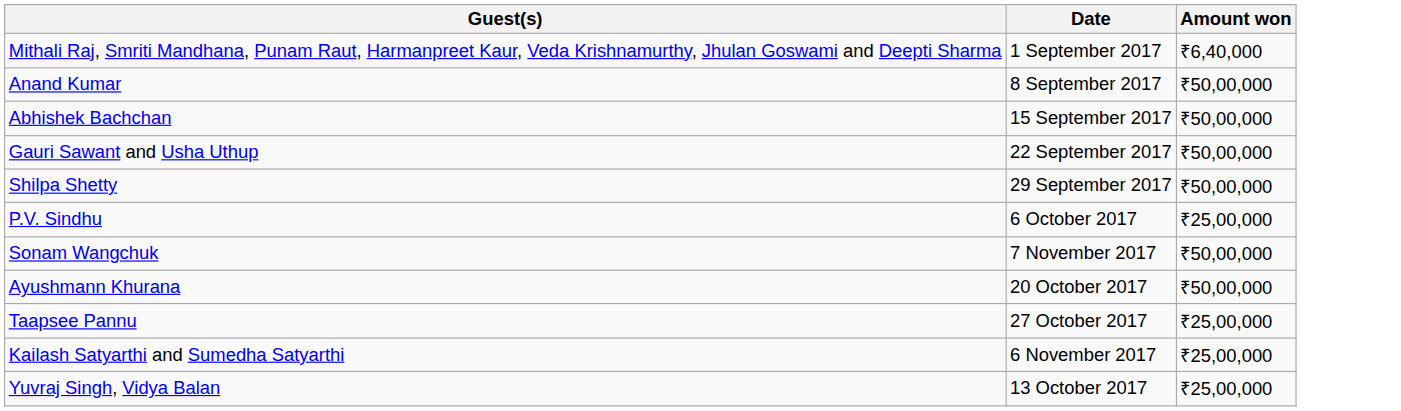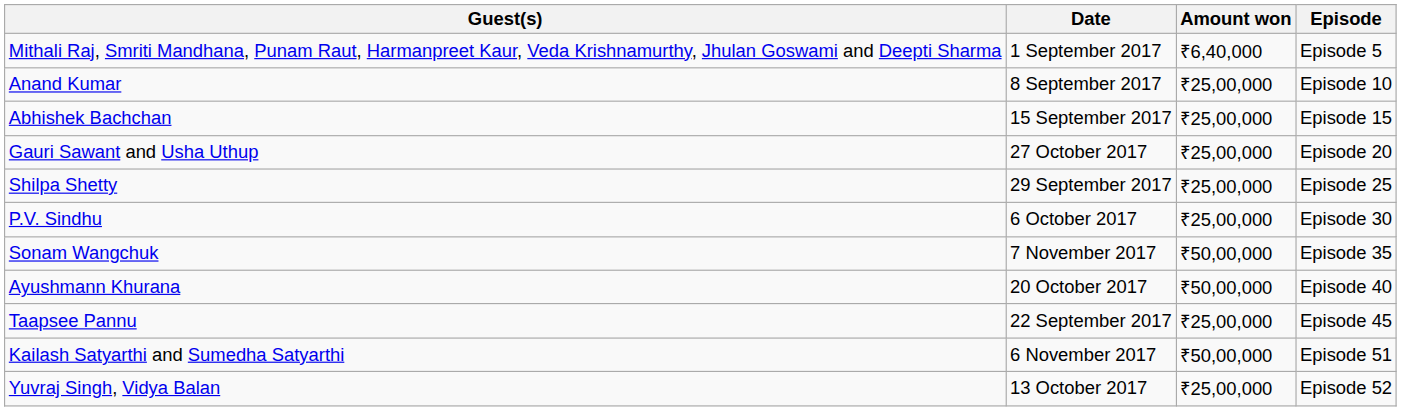+ column: (1346, 19)
(1226, 85) ₹50,00,000 -> (1226, 85) ₹25,00,000
(1226, 119) ₹50,00,000 -> (1226, 119) ₹25,00,000
(1091, 151) 22 September 2017 -> (1079, 151) 27 October 2017
(1226, 153) ₹50,00,000 -> (1226, 153) ₹25,00,000
(1226, 186) ₹50,00,000 -> (1226, 186) ₹25,00,000
(1079, 320) 27 October 2017 -> (1091, 320) 22 September 2017
(1226, 355) ₹25,00,000 -> (1226, 355) ₹50,00,000
